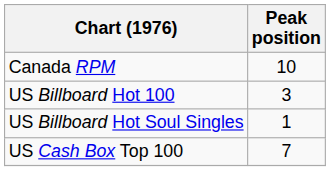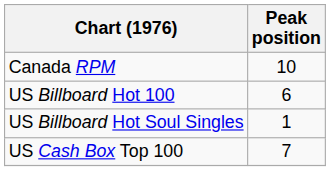(286, 94) 3 -> (286, 94) 6
